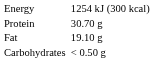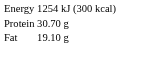- row: (36, 52)
